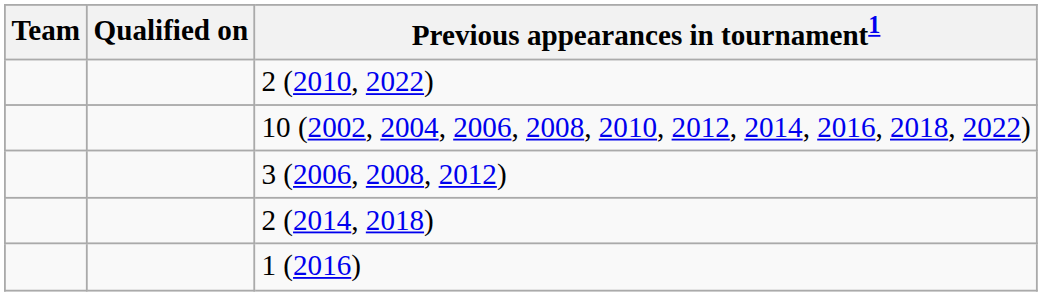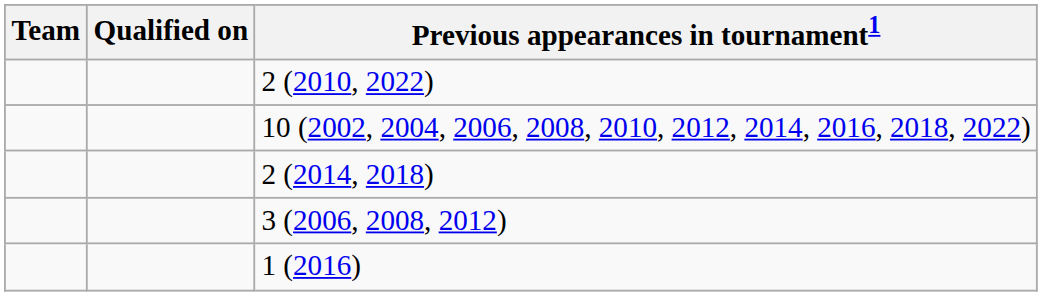rows swapped: (348, 220) <-> (384, 174)
